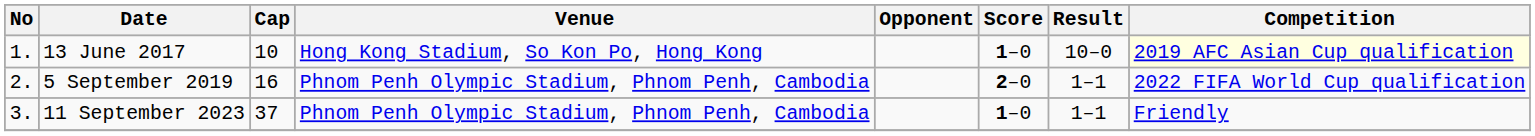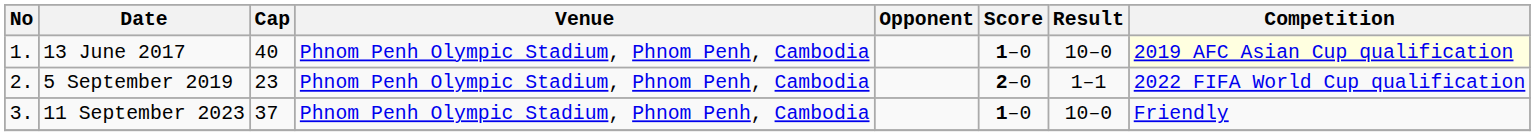(266, 52) 10 -> (266, 52) 40
(531, 52) Hong Kong Stadium, So Kon Po, Hong Kong -> (585, 52) Phnom Penh Olympic Stadium, Phnom Penh, Cambodia
(266, 83) 16 -> (266, 83) 23
(1088, 114) 1–1 -> (1088, 114) 10–0
